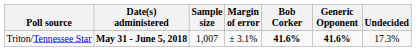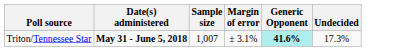- column: (287, 17)
(337, 38) no background -> (287, 38) paleturquoise background
